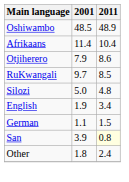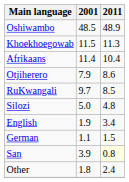+ row: (40, 43)
